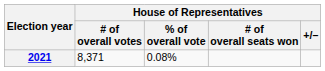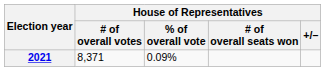(162, 58) 0.08% -> (162, 58) 0.09%
